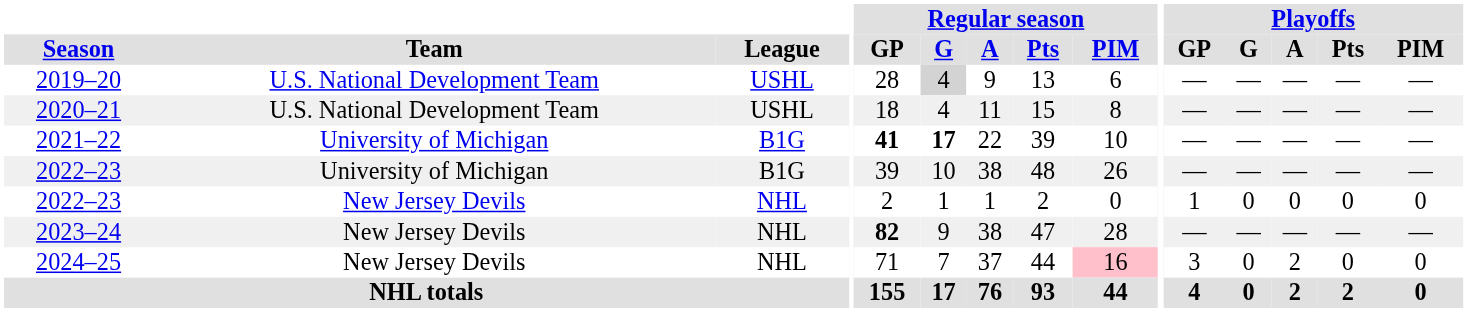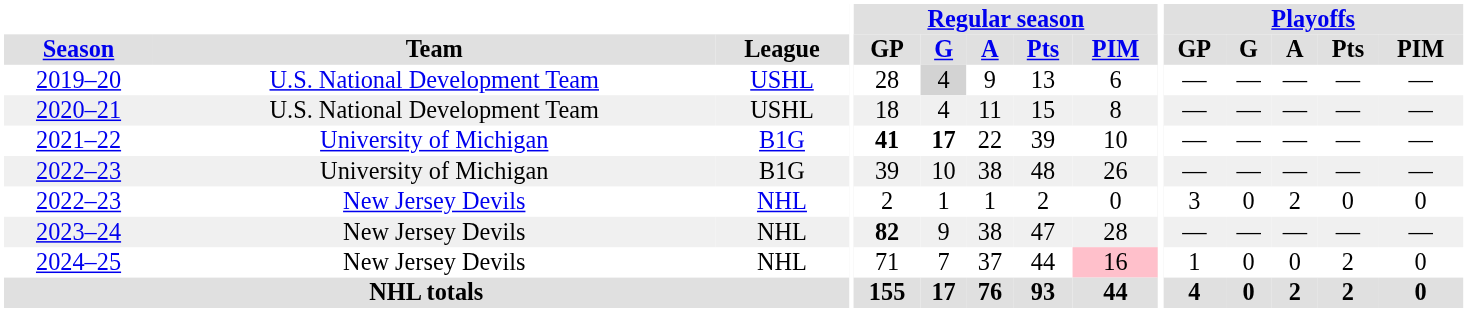(1194, 201) 1 -> (1194, 201) 3
(1295, 201) 0 -> (1295, 201) 2
(1194, 262) 3 -> (1194, 262) 1
(1295, 262) 2 -> (1295, 262) 0
(1348, 262) 0 -> (1348, 262) 2
